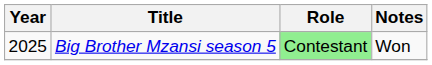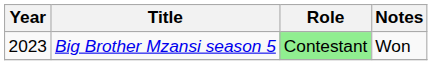(28, 45) 2025 -> (28, 45) 2023
